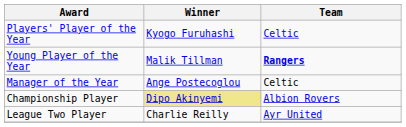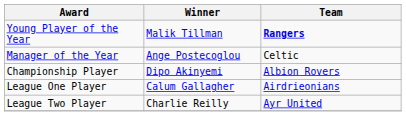- row: (71, 34)
(184, 98) khaki background -> (184, 71) no background
+ row: (57, 87)
